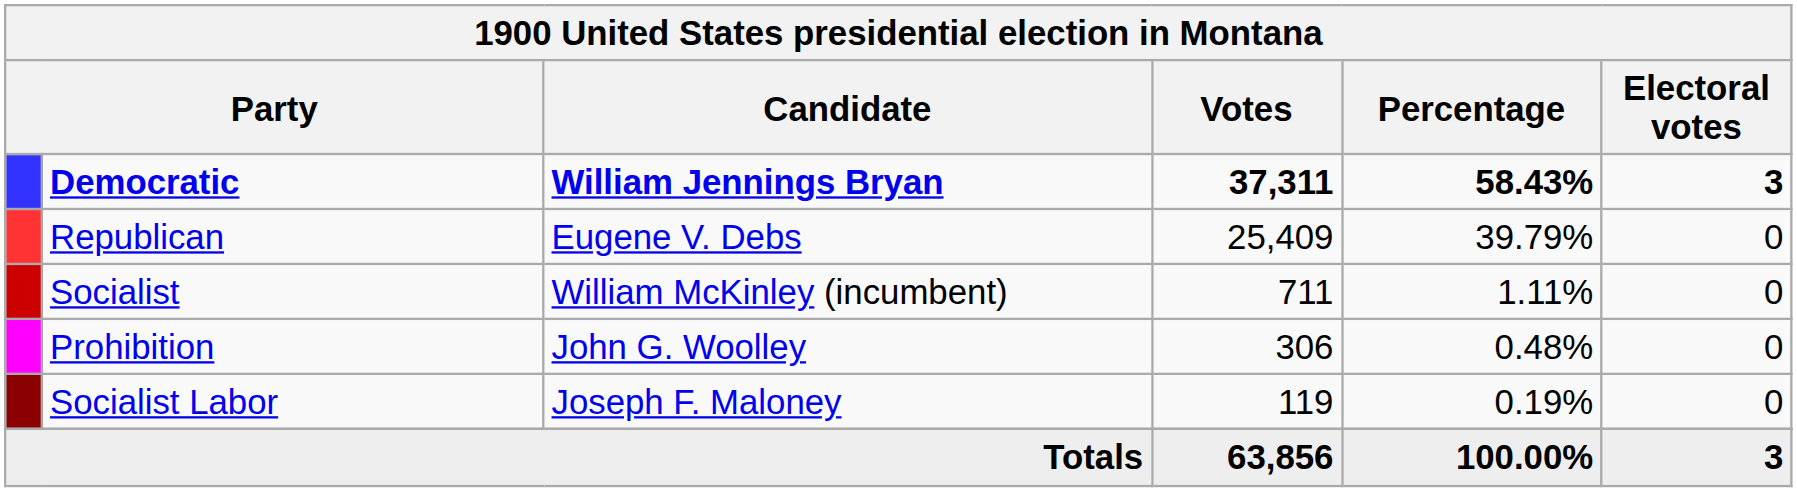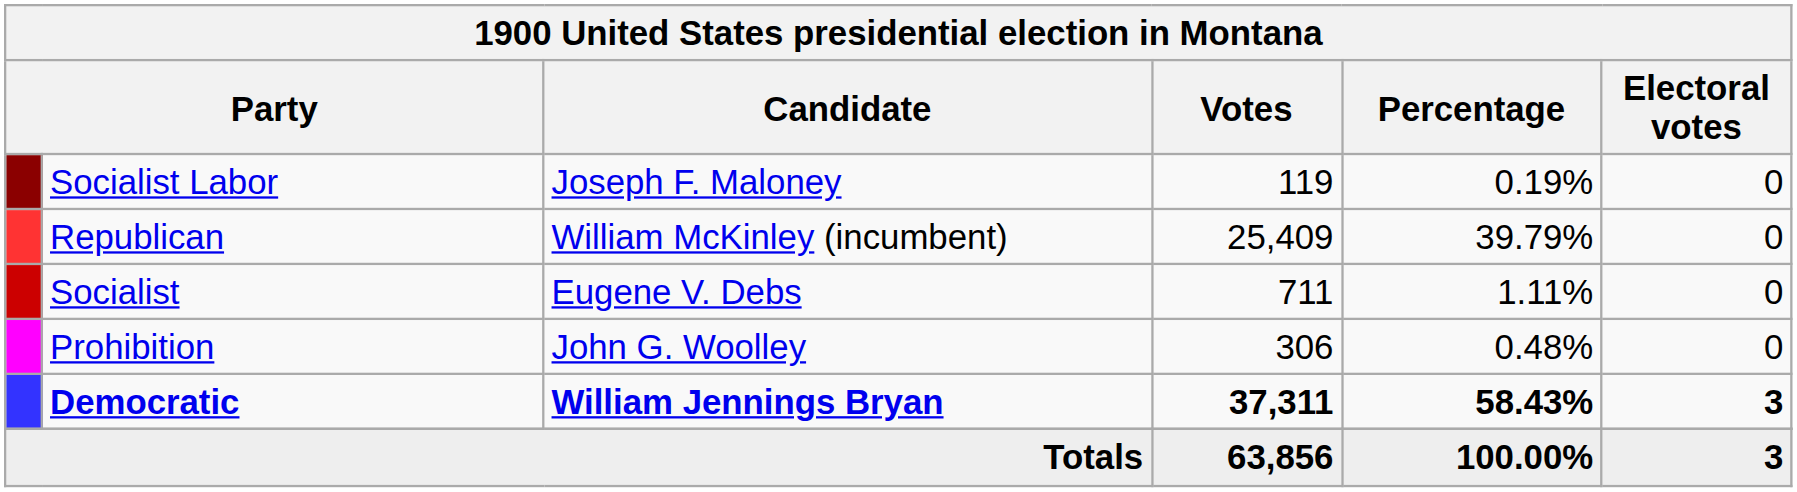rows swapped: (145, 182) <-> (164, 402)
(677, 237) Eugene V. Debs -> (780, 237) William McKinley (incumbent)
(780, 292) William McKinley (incumbent) -> (677, 292) Eugene V. Debs
